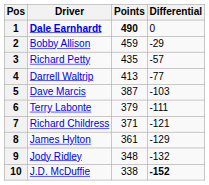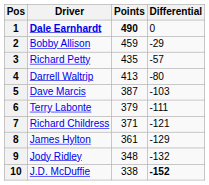(157, 76) -77 -> (157, 76) -80
